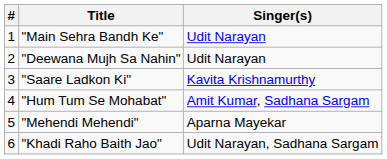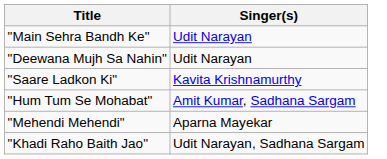- column: (11, 15)
